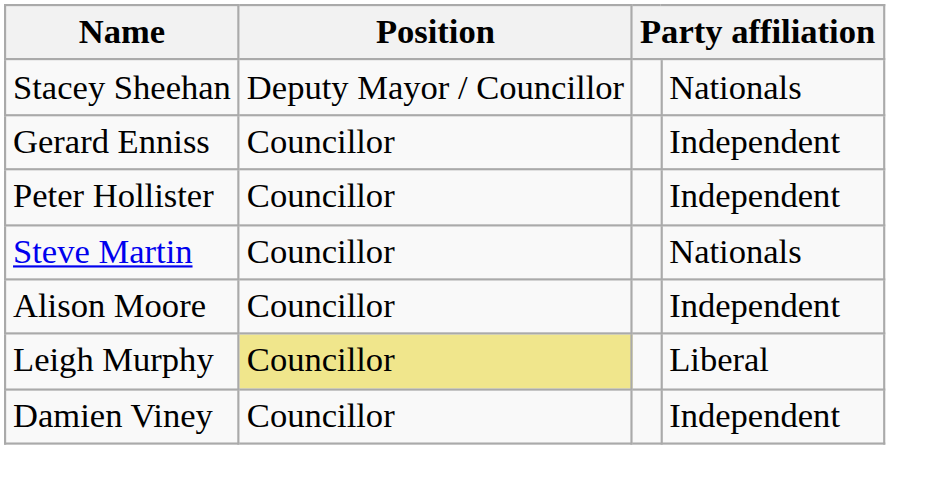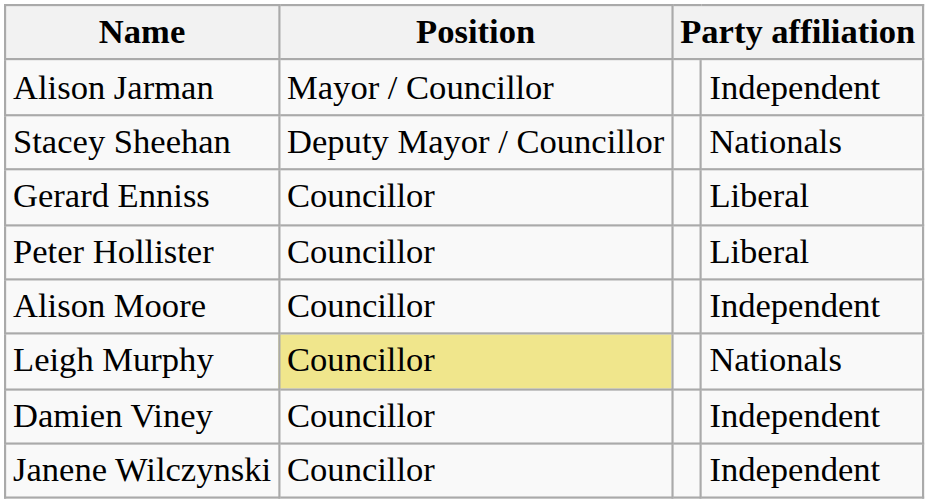+ row: (113, 86)
(755, 141) Independent -> (759, 196) Liberal
(755, 196) Independent -> (759, 251) Liberal
- row: (103, 251)
(719, 360) Liberal -> (776, 360) Nationals
+ row: (142, 470)
